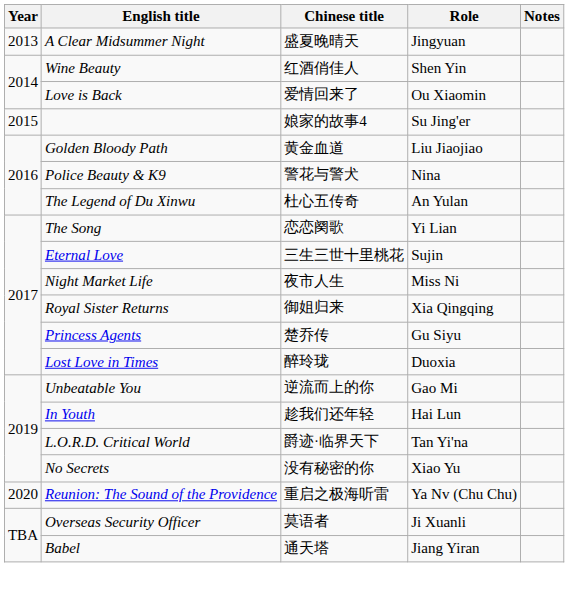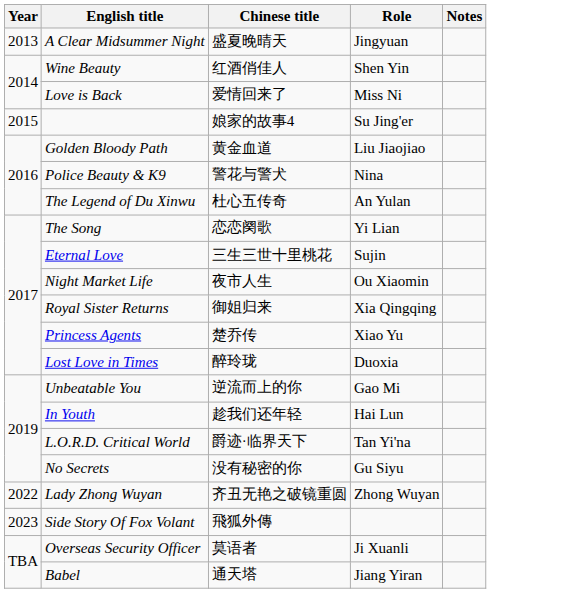(449, 95) Ou Xiaomin -> (378, 95) Miss Ni
(435, 281) Miss Ni -> (391, 281) Ou Xiaomin
(436, 335) Gu Siyu -> (378, 335) Xiao Yu
(436, 468) Xiao Yu -> (379, 468) Gu Siyu
- row: (161, 495)
+ row: (103, 495)
+ row: (120, 521)
